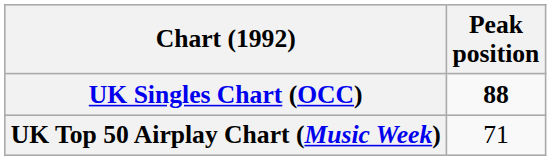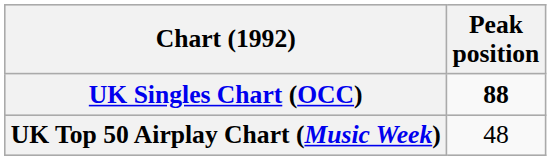(496, 134) 71 -> (496, 134) 48
